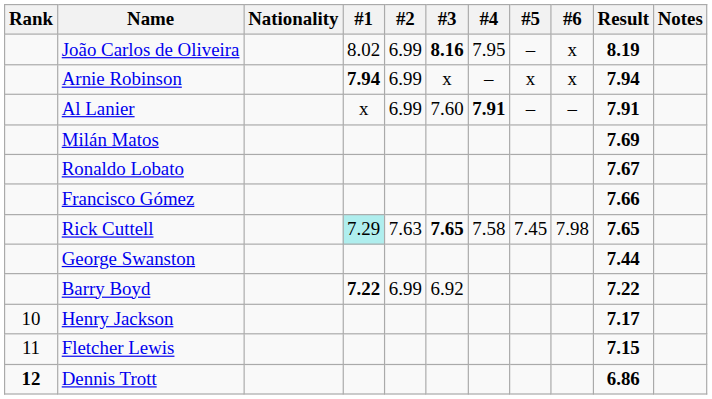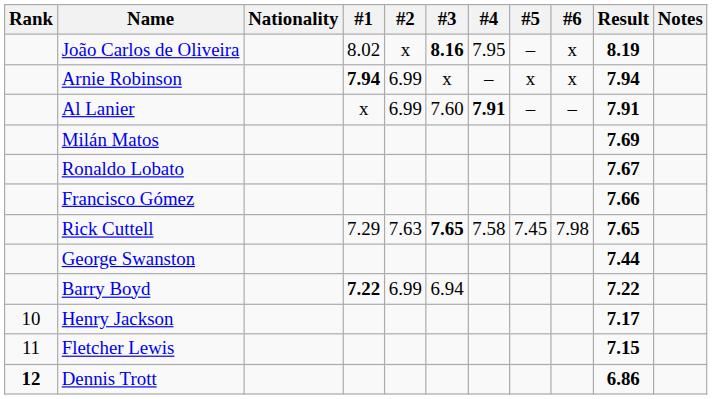(405, 49) 6.99 -> (405, 49) x
(364, 229) paleturquoise background -> (364, 229) no background
(447, 288) 6.92 -> (447, 288) 6.94
